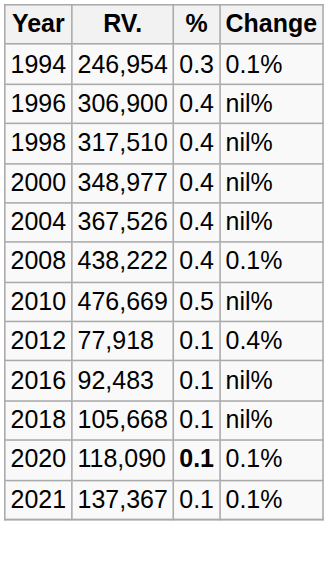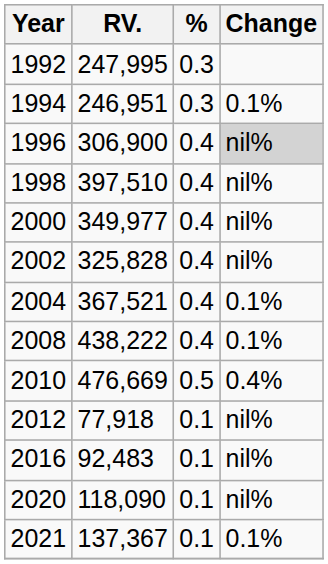+ row: (38, 63)
(123, 63) 246,954 -> (123, 103) 246,951
(249, 103) no background -> (249, 143) lightgrey background
(123, 143) 317,510 -> (123, 182) 397,510
(123, 182) 348,977 -> (123, 222) 349,977
+ row: (38, 261)
(123, 222) 367,526 -> (123, 301) 367,521
(249, 222) nil% -> (254, 301) 0.1%
(249, 301) nil% -> (254, 380) 0.4%
(254, 340) 0.4% -> (249, 420) nil%
- row: (38, 420)
(197, 459) bold -> (197, 499) normal
(254, 459) 0.1% -> (249, 499) nil%
